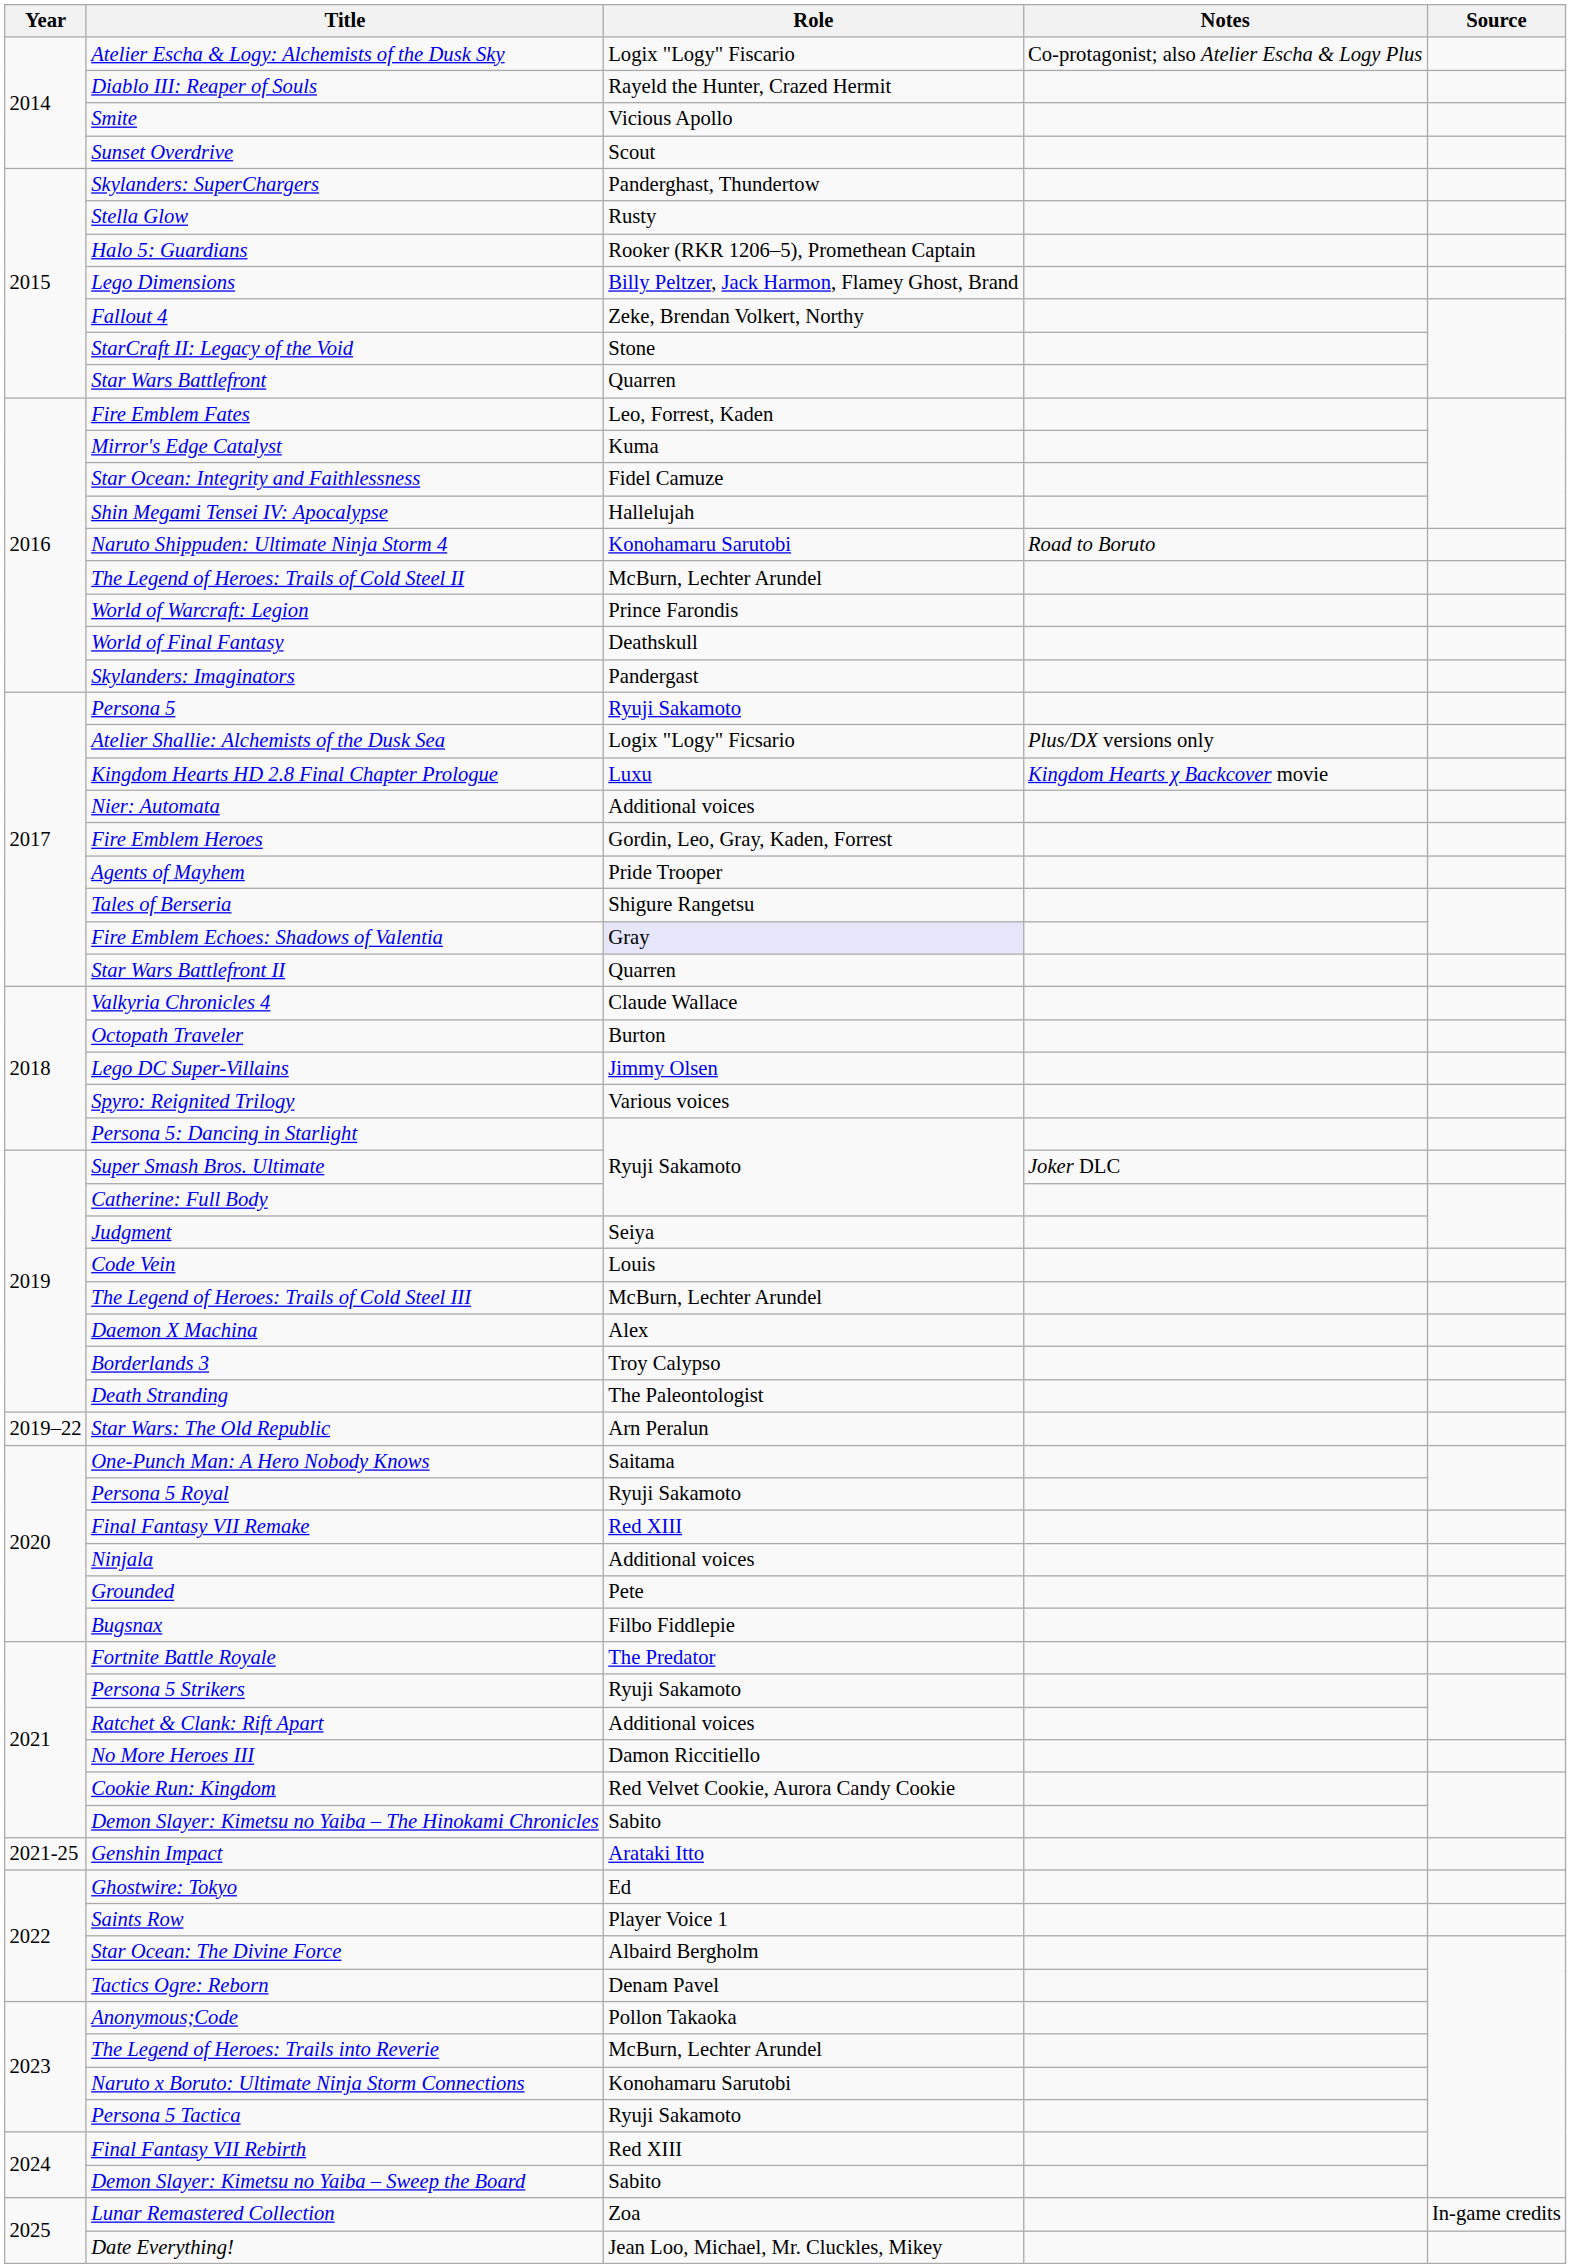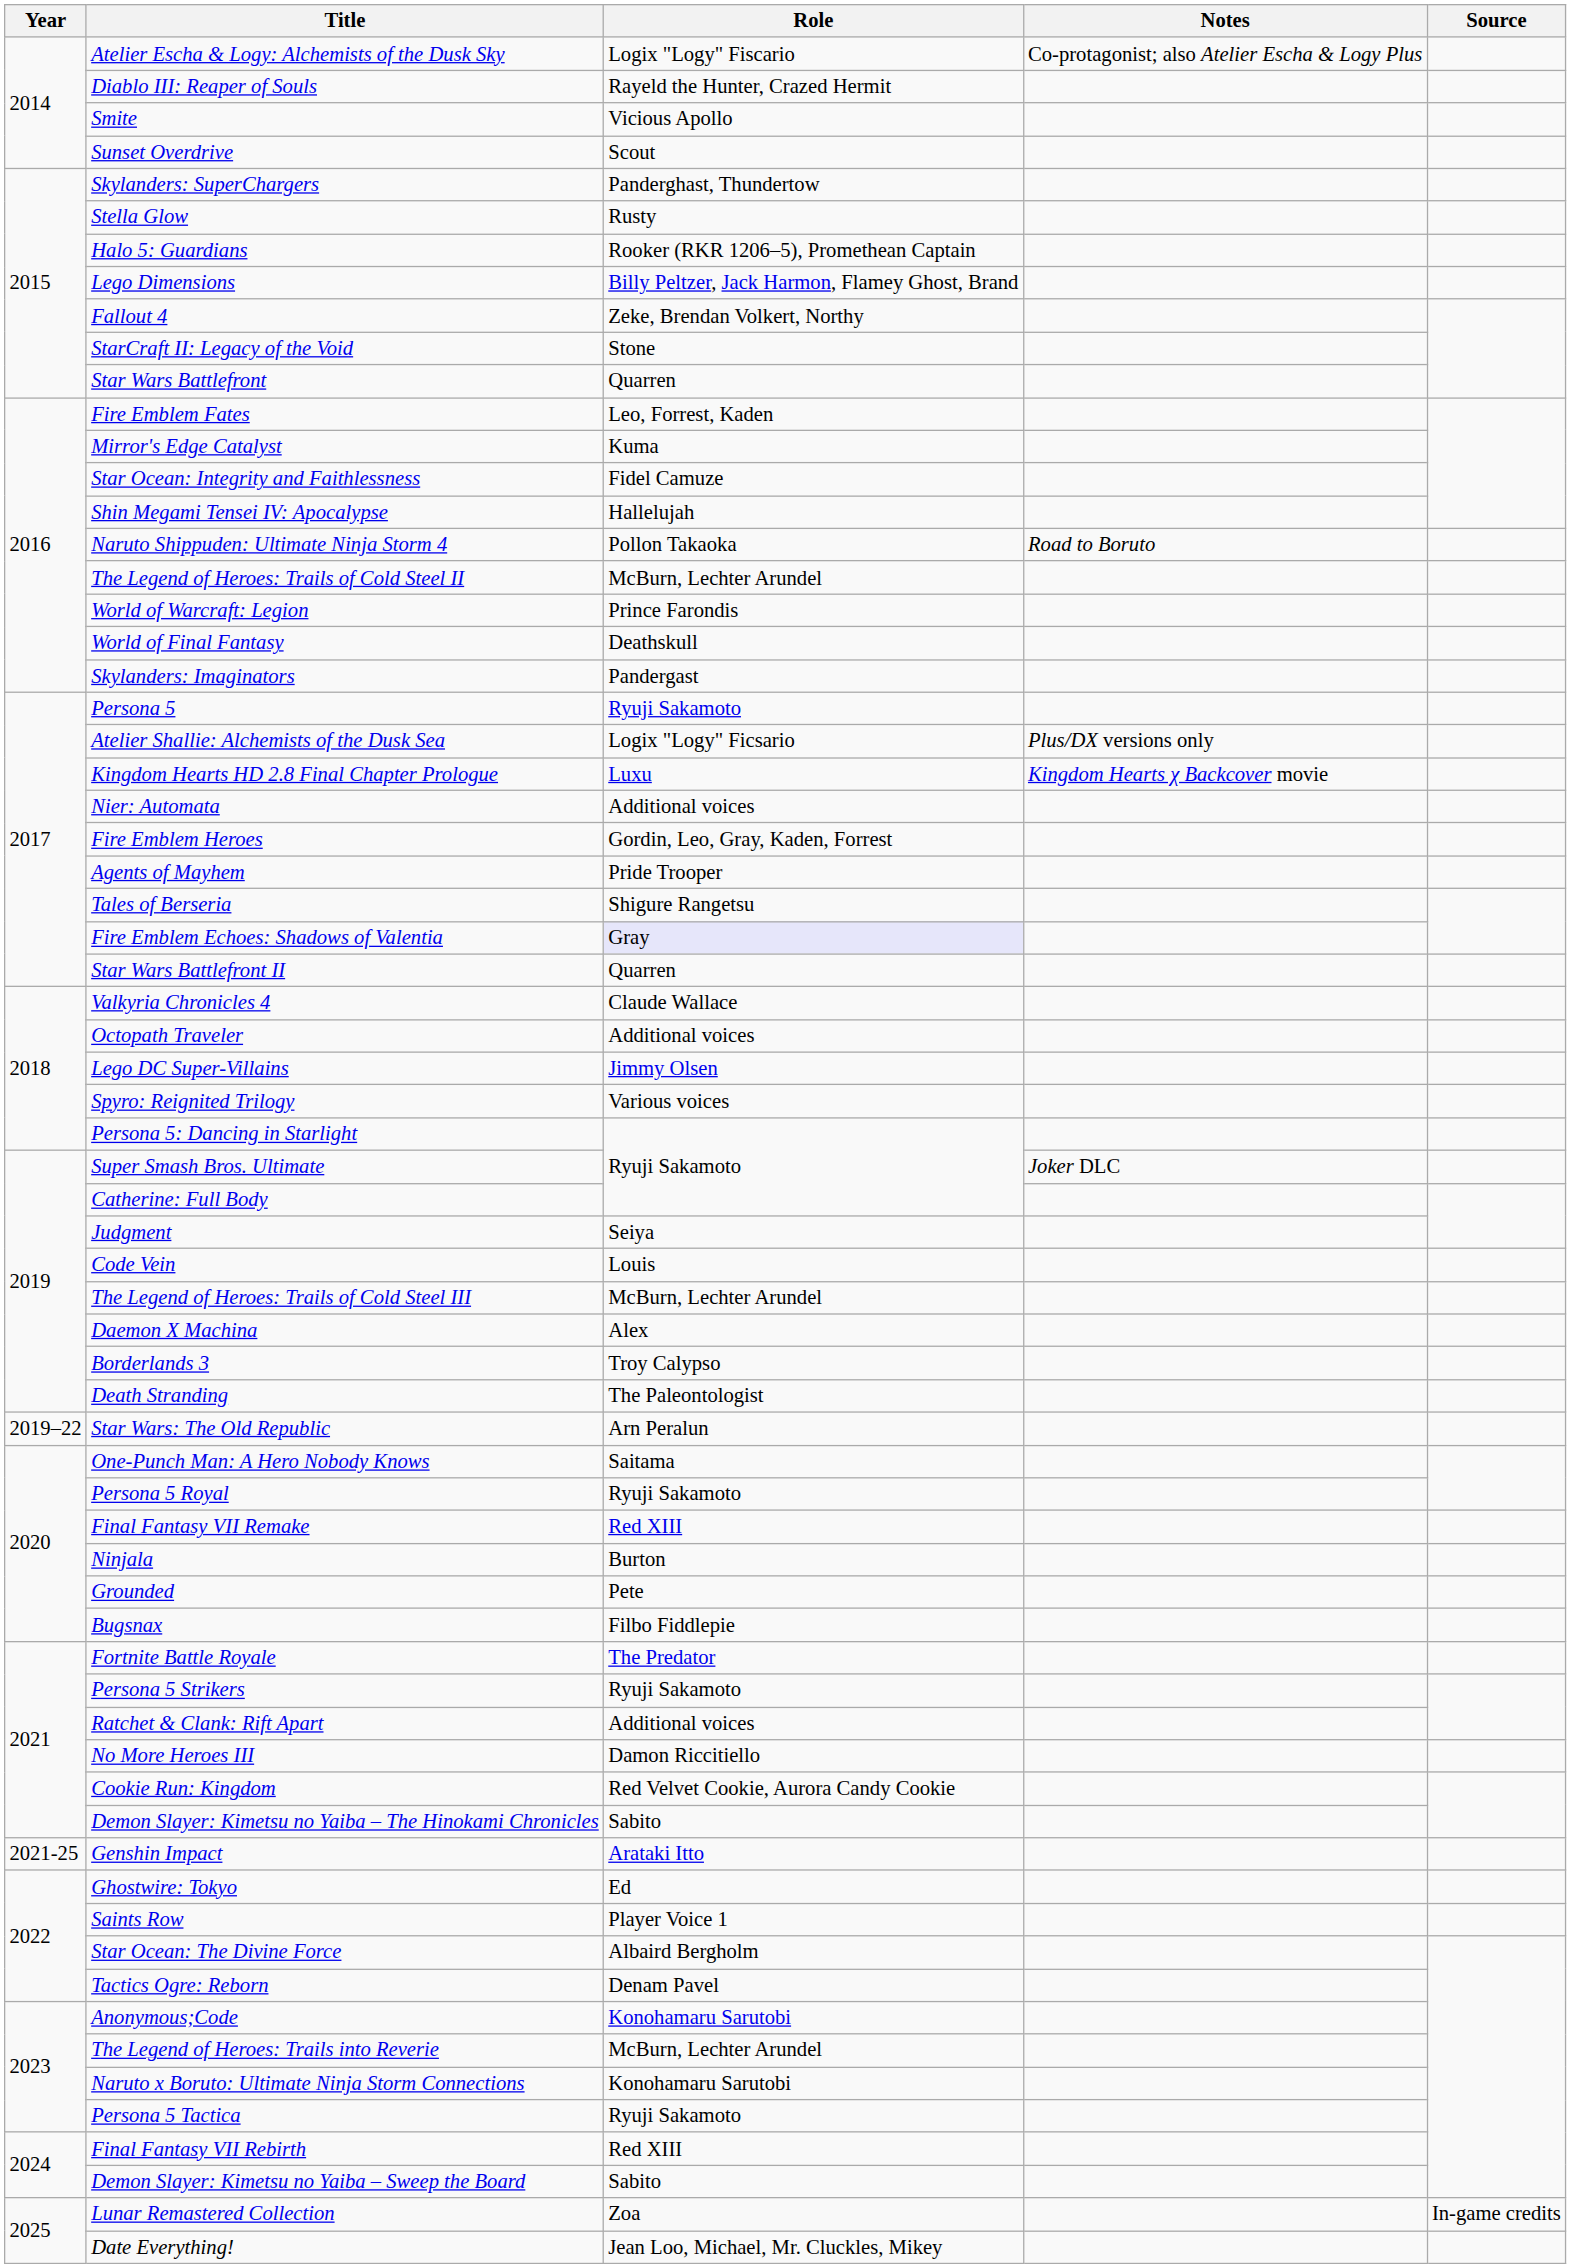(700, 544) Konohamaru Sarutobi -> (672, 544) Pollon Takaoka
(637, 1035) Burton -> (681, 1035) Additional voices
(681, 1559) Additional voices -> (637, 1559) Burton
(672, 2017) Pollon Takaoka -> (700, 2017) Konohamaru Sarutobi
